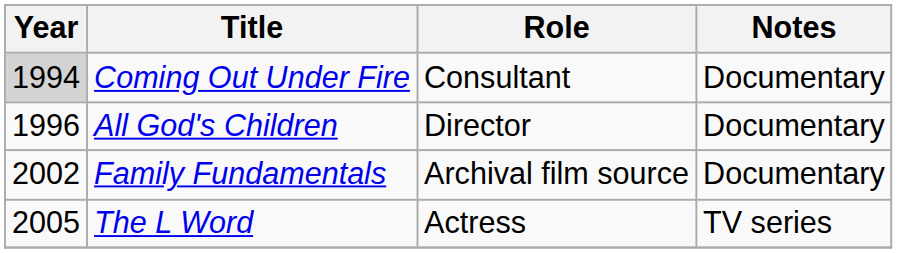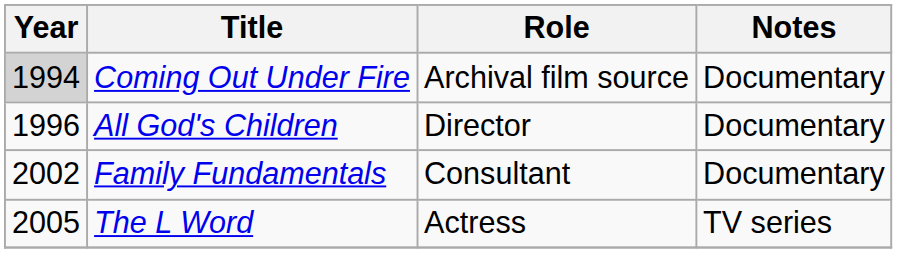(497, 77) Consultant -> (557, 77) Archival film source
(557, 174) Archival film source -> (497, 174) Consultant
